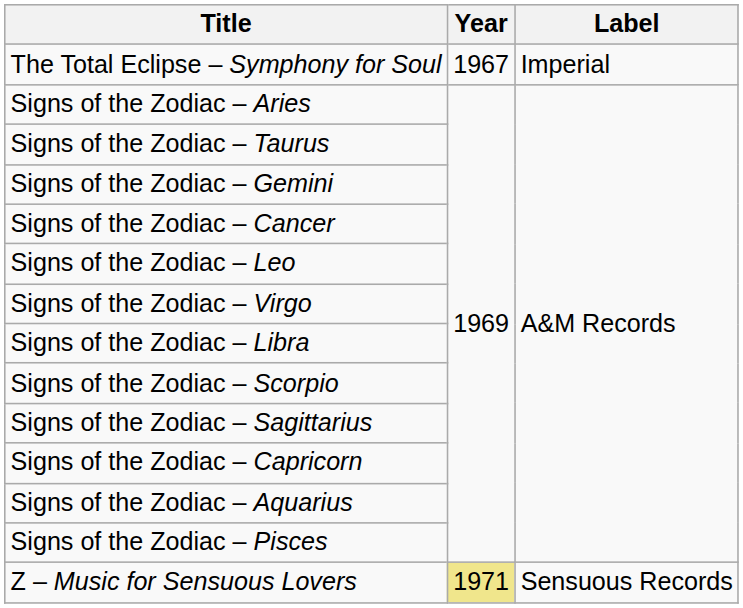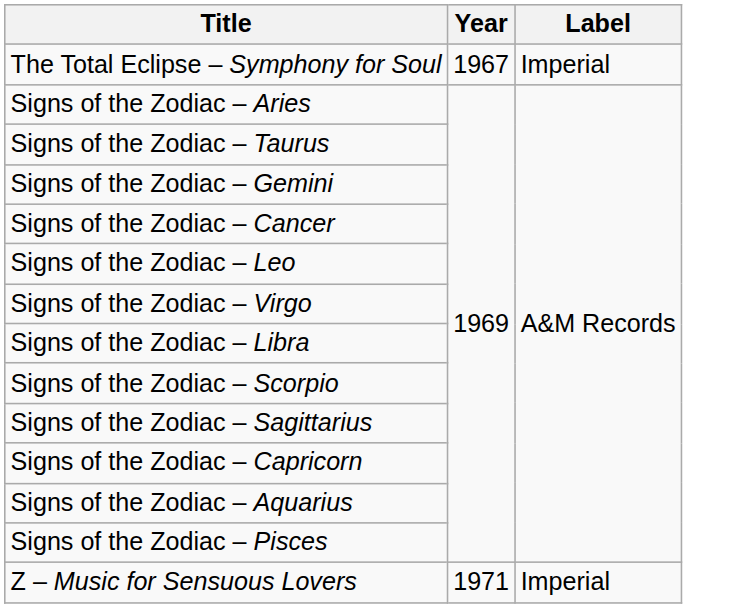(481, 582) khaki background -> (481, 582) no background
(627, 582) Sensuous Records -> (565, 582) Imperial
